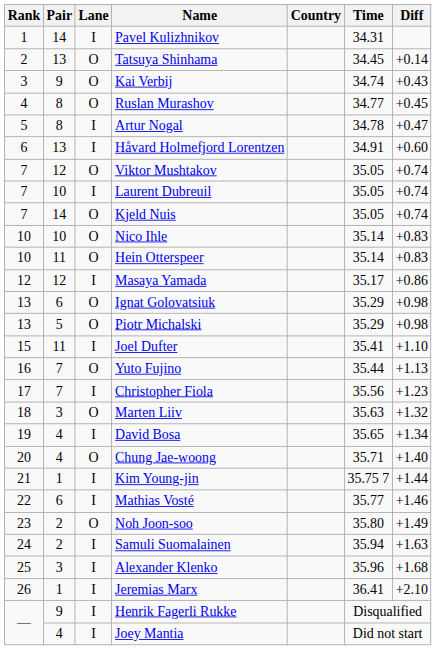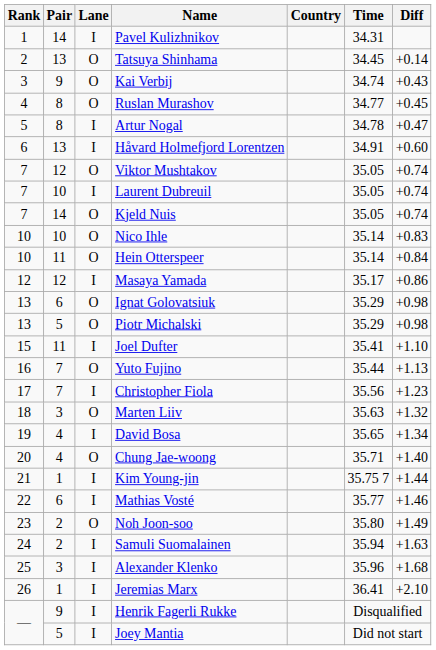(412, 258) +0.83 -> (412, 258) +0.84
(59, 633) 4 -> (59, 633) 5
